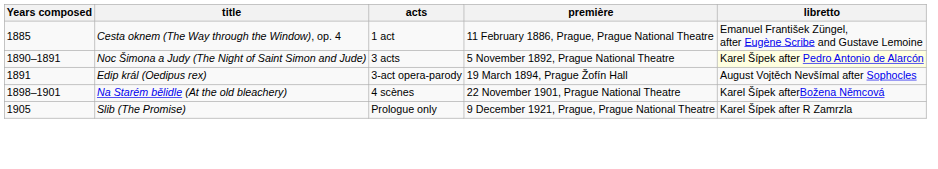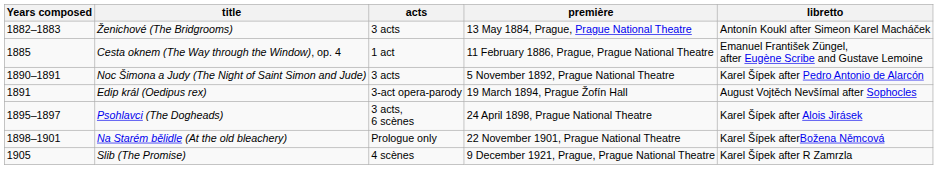+ row: (165, 30)
(822, 59) lightyellow background -> (822, 76) no background
+ row: (160, 116)
(393, 93) 4 scènes -> (404, 139) Prologue only
(404, 110) Prologue only -> (393, 156) 4 scènes
